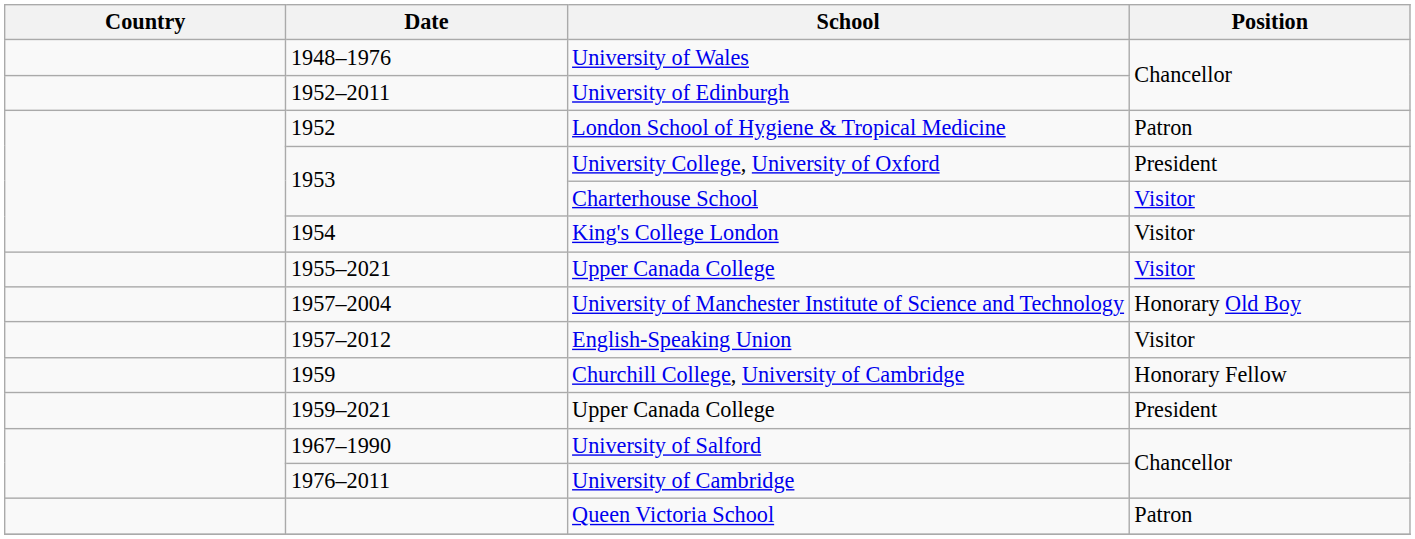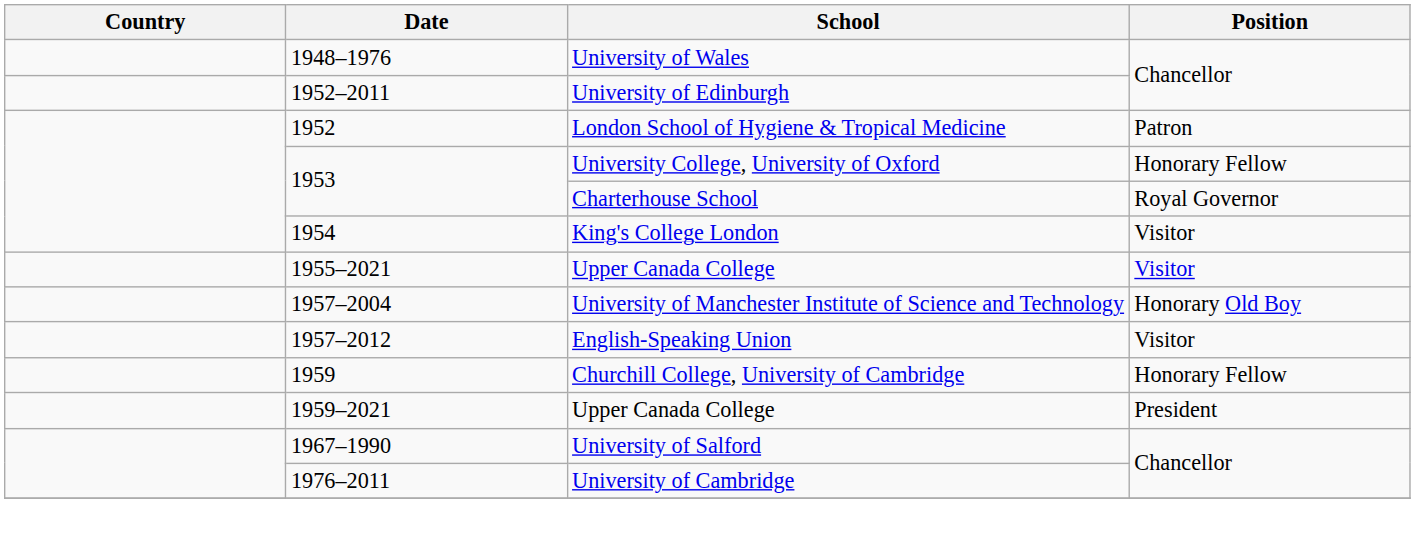(1176, 163) President -> (1211, 163) Honorary Fellow
(1165, 198) Visitor -> (1206, 198) Royal Governor
- row: (426, 516)
